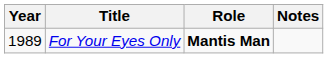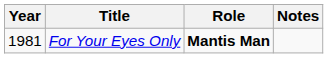(25, 40) 1989 -> (25, 40) 1981
